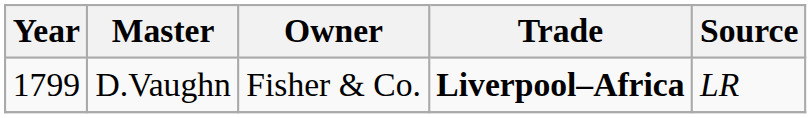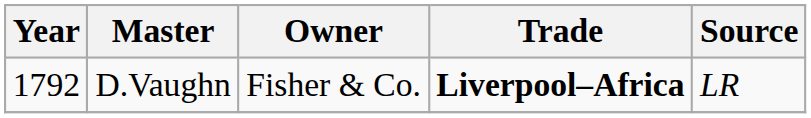(46, 84) 1799 -> (46, 84) 1792
